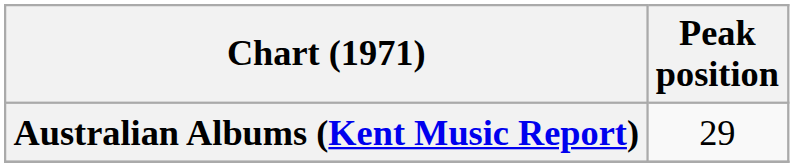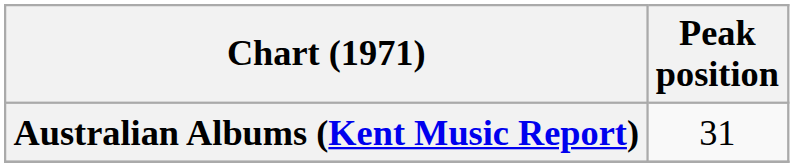(717, 131) 29 -> (717, 131) 31
